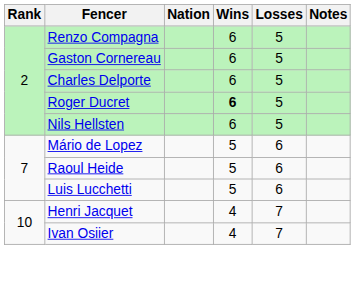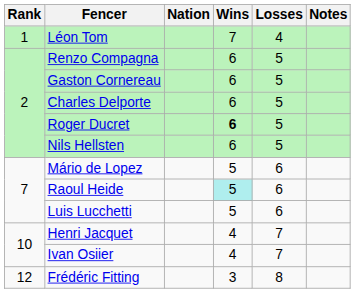+ row: (78, 37)
(233, 168) no background -> (233, 189) paleturquoise background
+ row: (93, 277)
